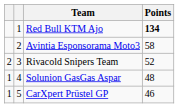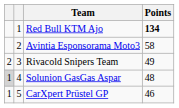(150, 61) 52 -> (150, 61) 49
(9, 77) no background -> (9, 77) lightgrey background
